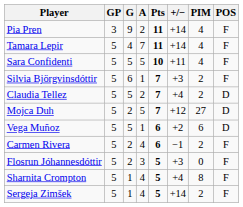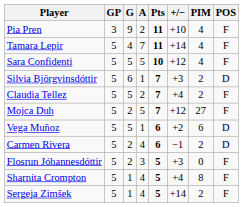(178, 29) +14 -> (178, 29) +10
(178, 62) +11 -> (178, 62) +12
(226, 78) F -> (226, 78) D
(226, 95) D -> (226, 95) F
(226, 111) D -> (226, 111) F
(226, 144) F -> (226, 144) D
